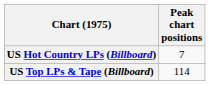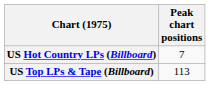(182, 72) 114 -> (182, 72) 113
